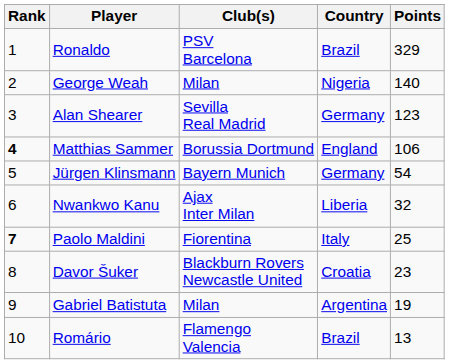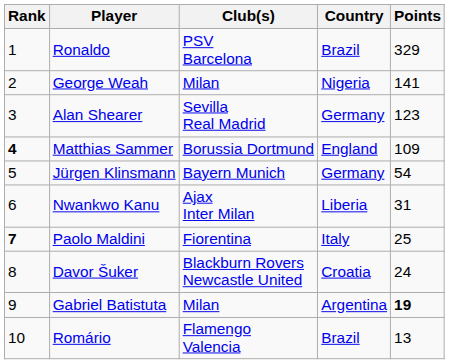(407, 82) 140 -> (407, 82) 141
(407, 148) 106 -> (407, 148) 109
(403, 206) 32 -> (403, 206) 31
(403, 272) 23 -> (403, 272) 24
(403, 305) normal -> (403, 305) bold
